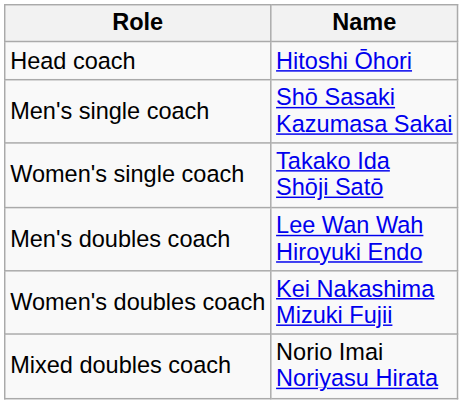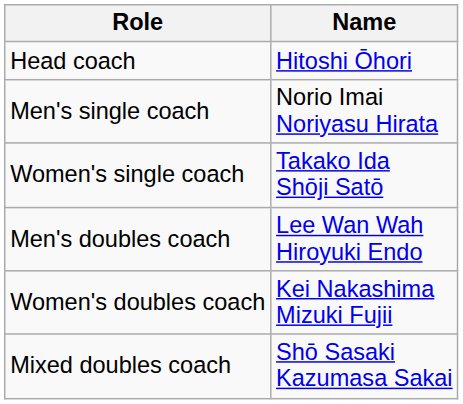(364, 110) Shō Sasaki Kazumasa Sakai -> (357, 110) Norio Imai Noriyasu Hirata
(357, 366) Norio Imai Noriyasu Hirata -> (364, 366) Shō Sasaki Kazumasa Sakai
